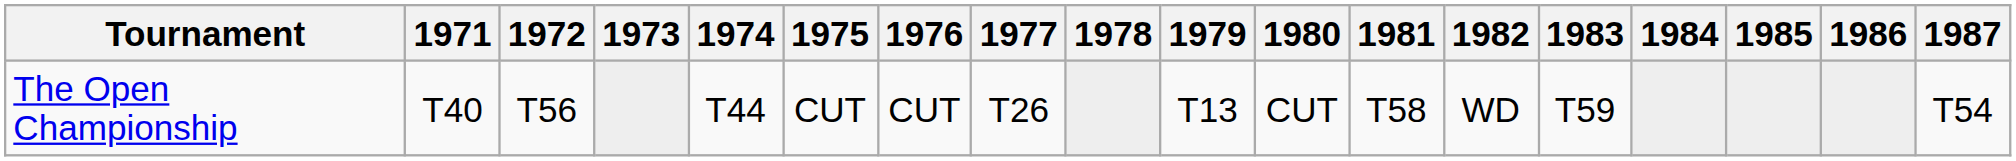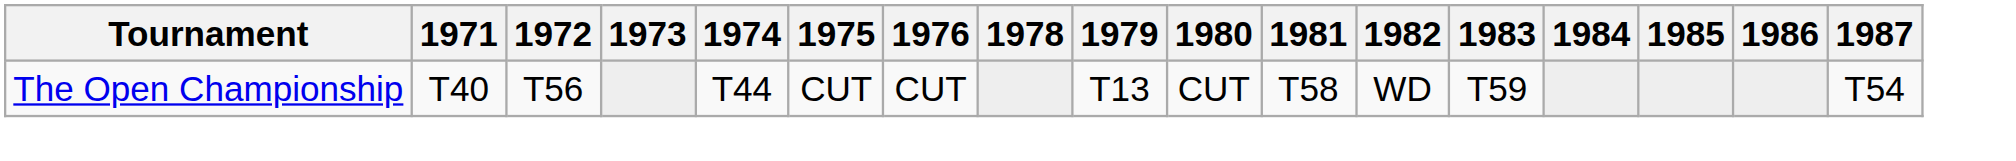- column: (1019, 33)
